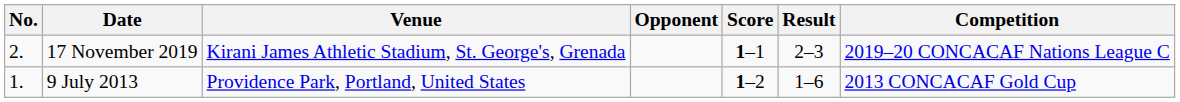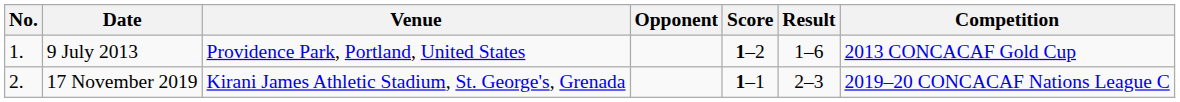rows swapped: (92, 81) <-> (122, 50)
